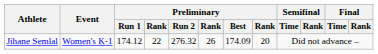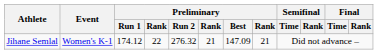(211, 42) 26 -> (211, 42) 21
(238, 42) 174.09 -> (238, 42) 147.09
(265, 42) 20 -> (265, 42) 21
